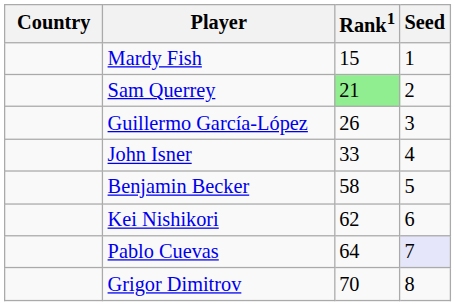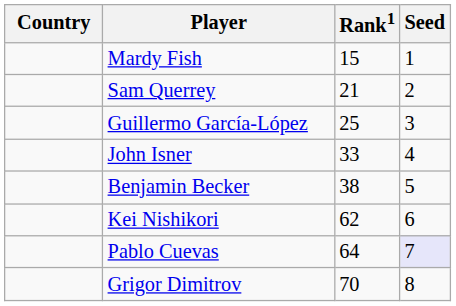(349, 90) lightgreen background -> (349, 90) no background
(349, 122) 26 -> (349, 122) 25
(349, 187) 58 -> (349, 187) 38
